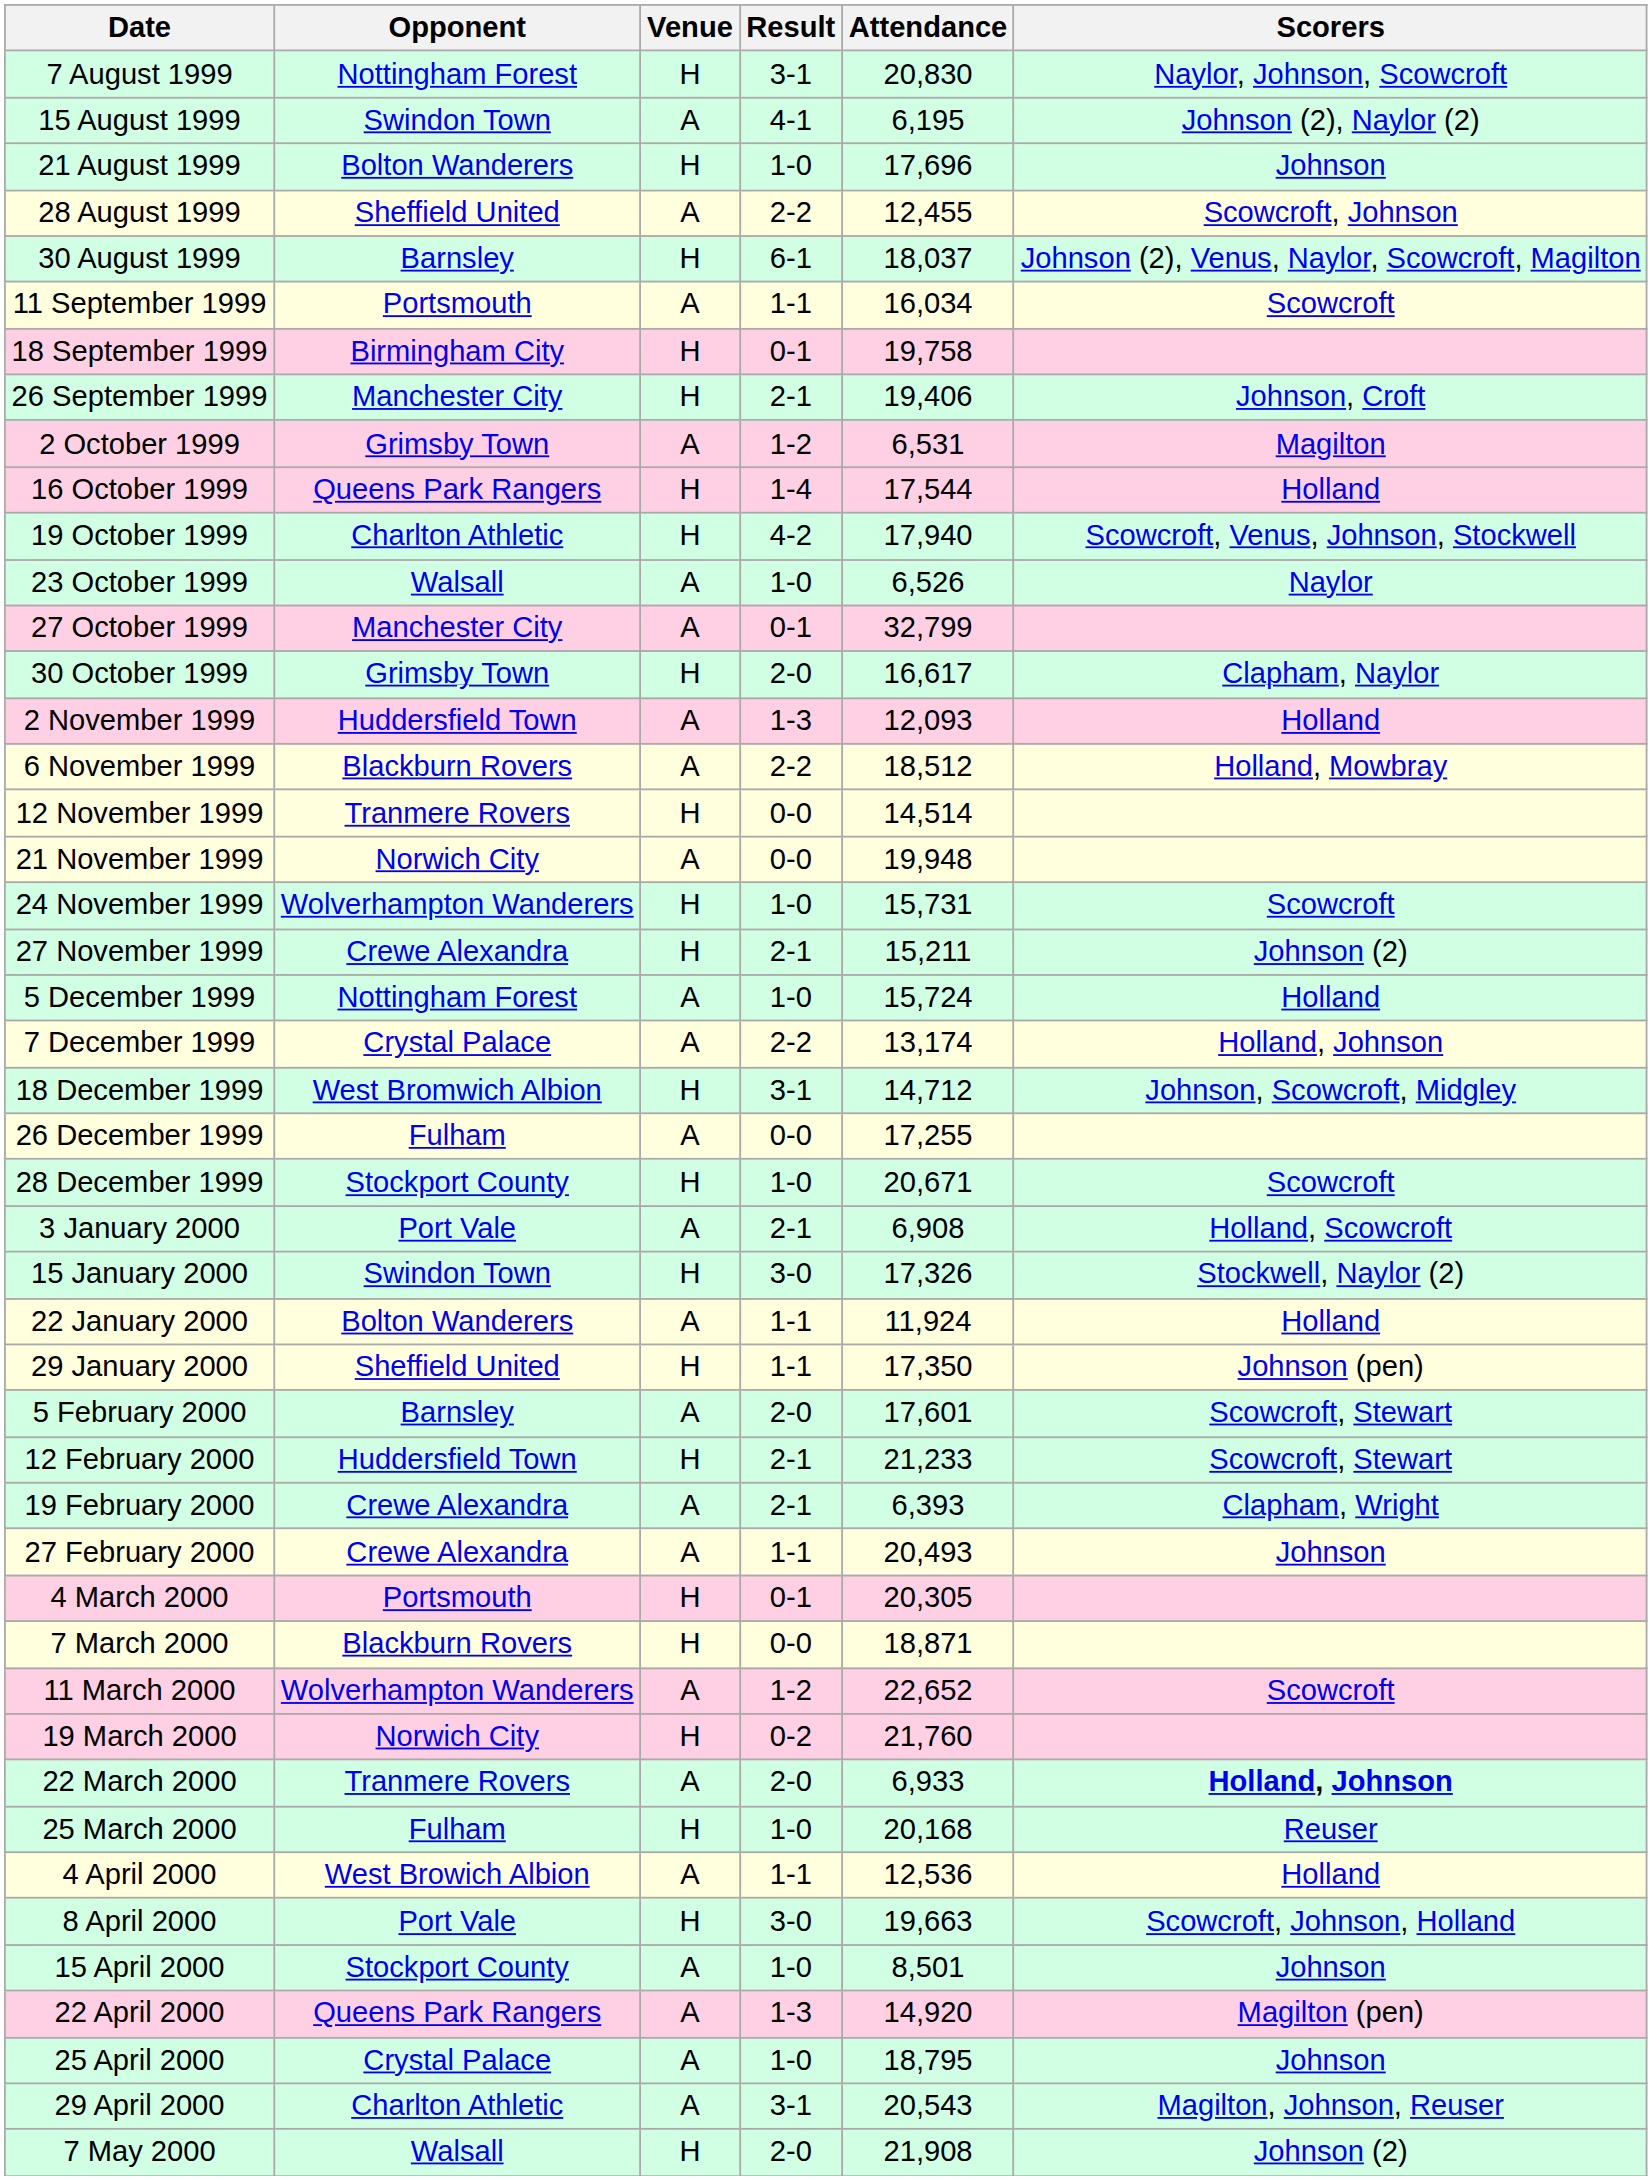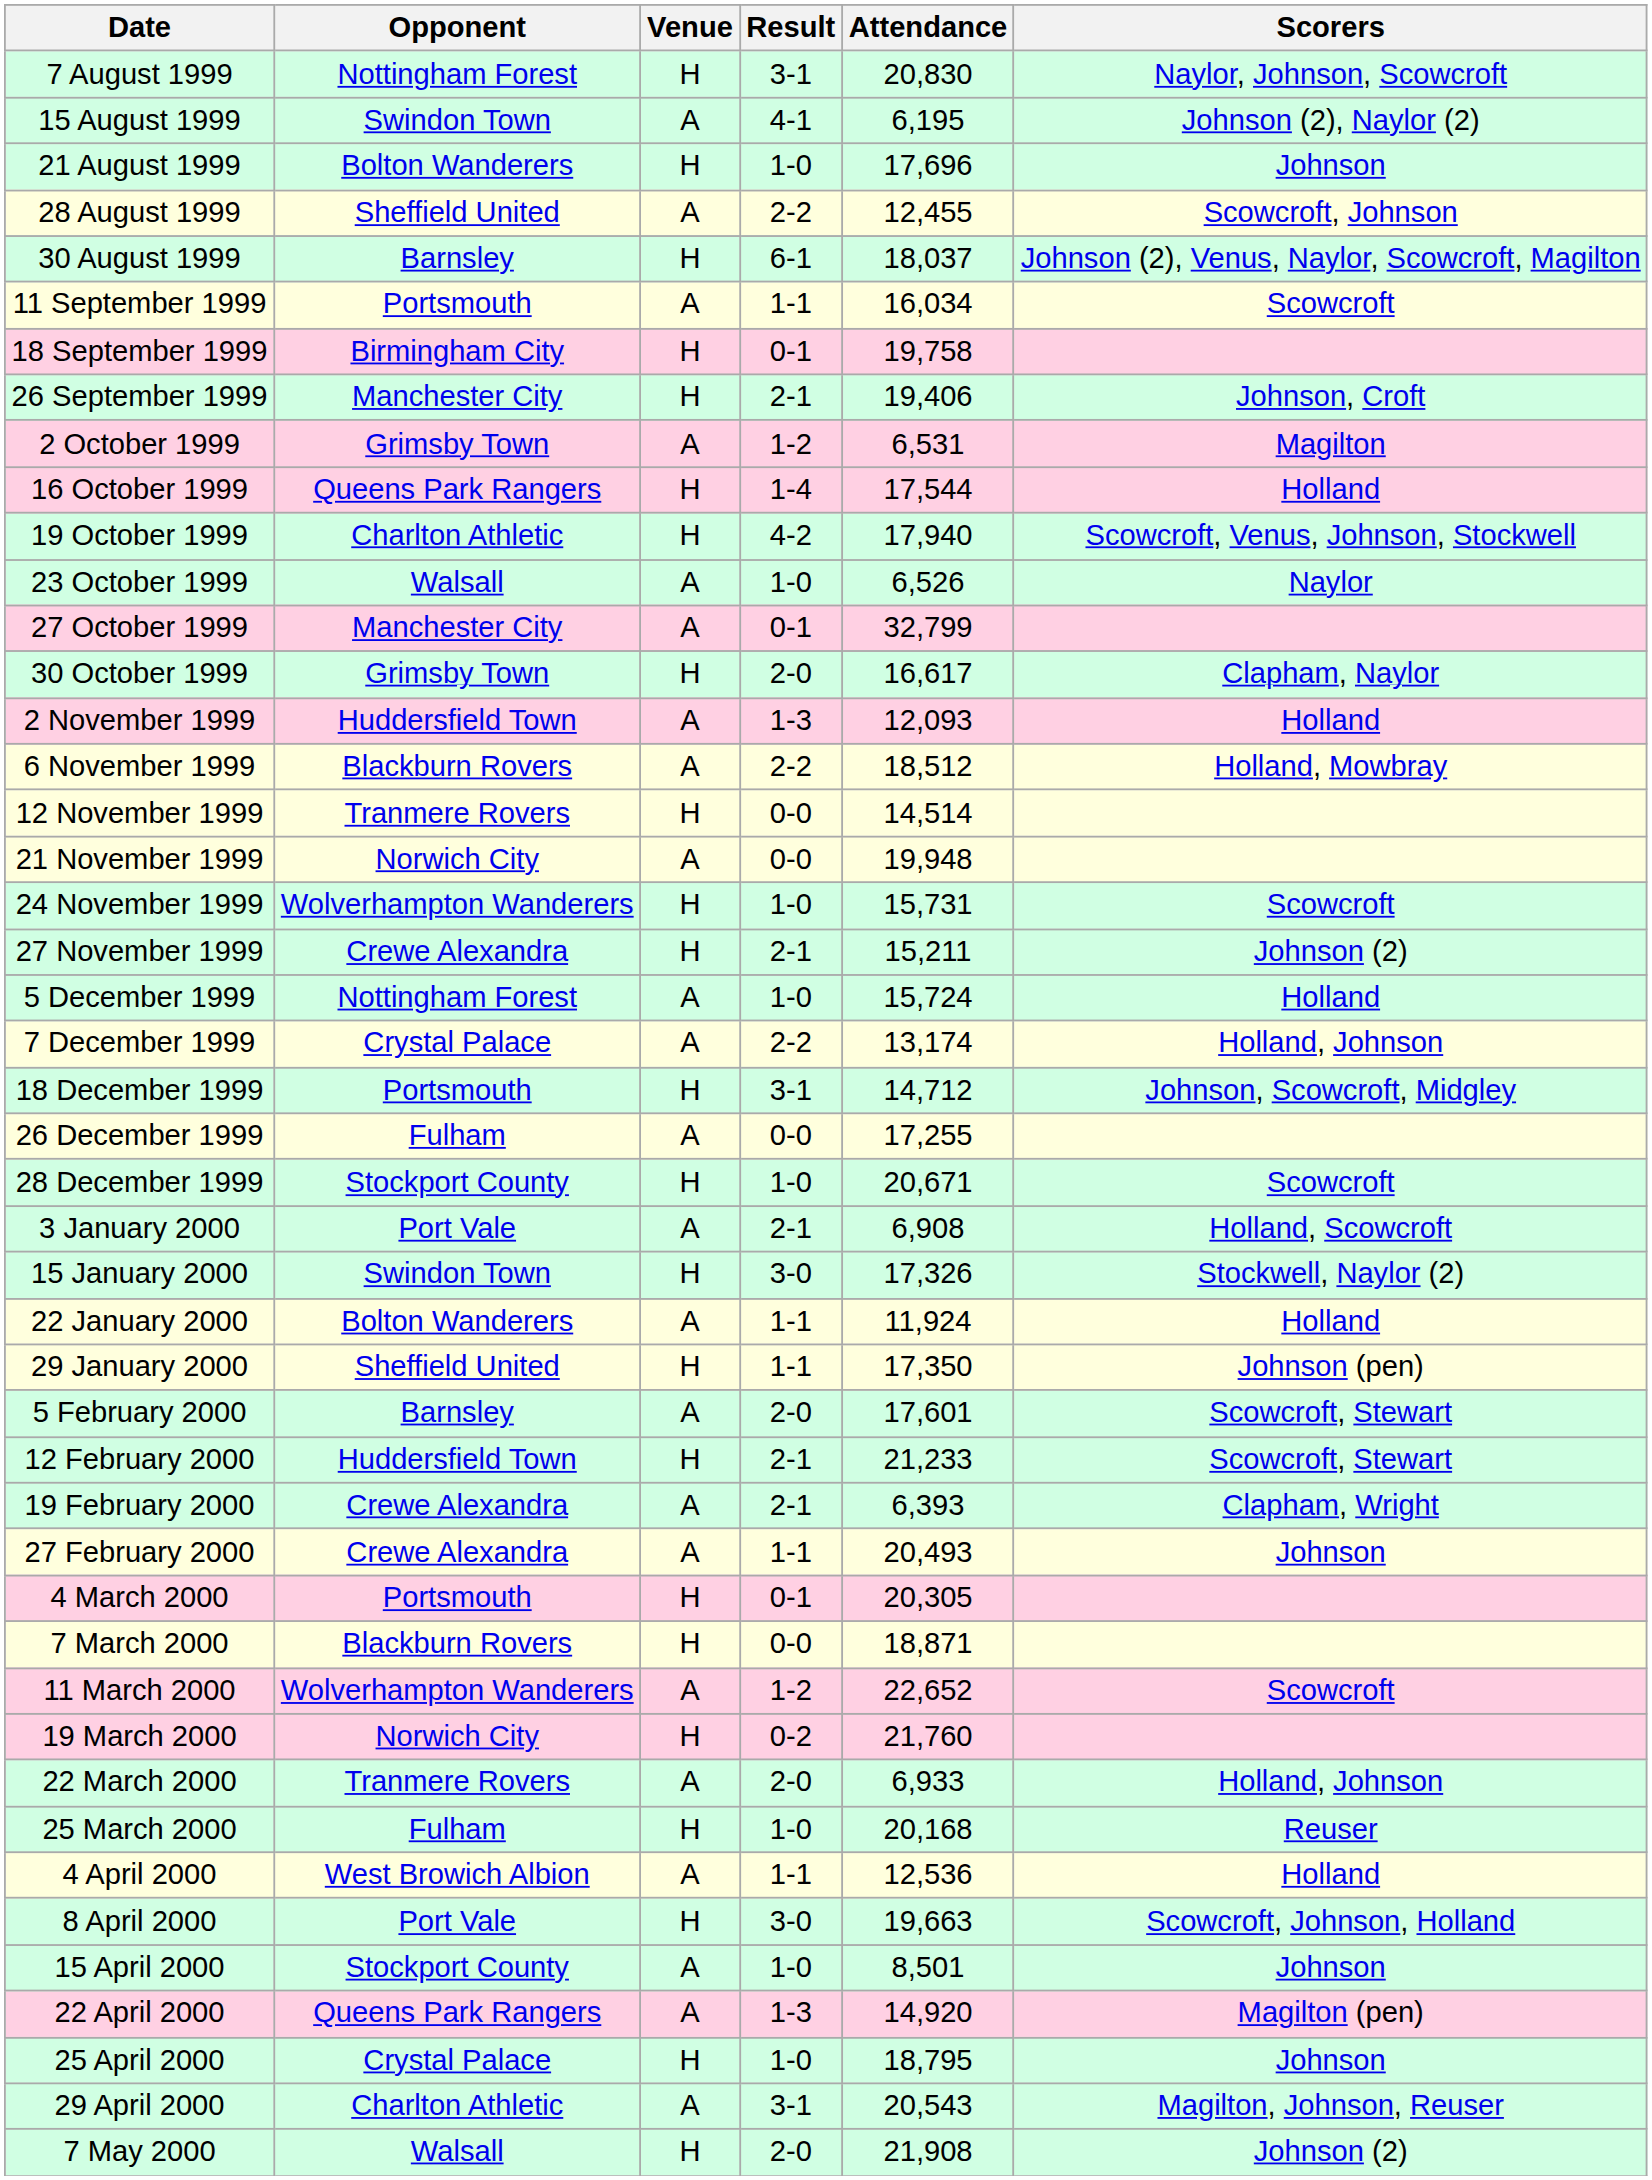(457, 1089) West Bromwich Albion -> (457, 1089) Portsmouth
(1331, 1782) bold -> (1331, 1782) normal
(690, 2059) A -> (690, 2059) H
